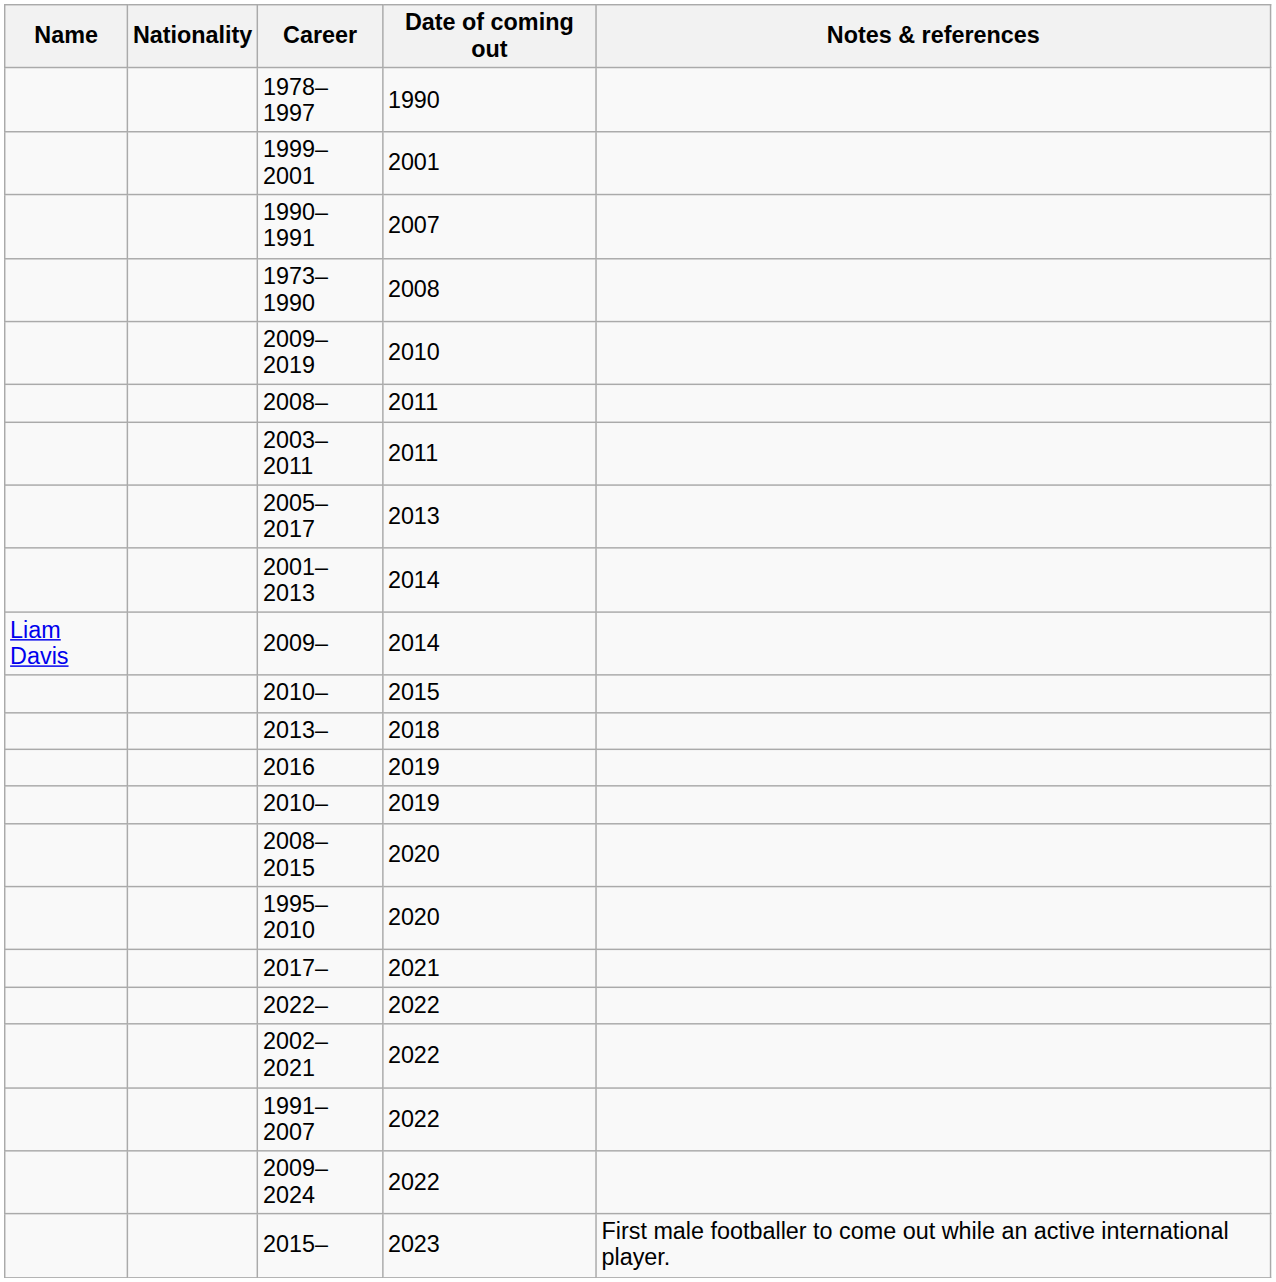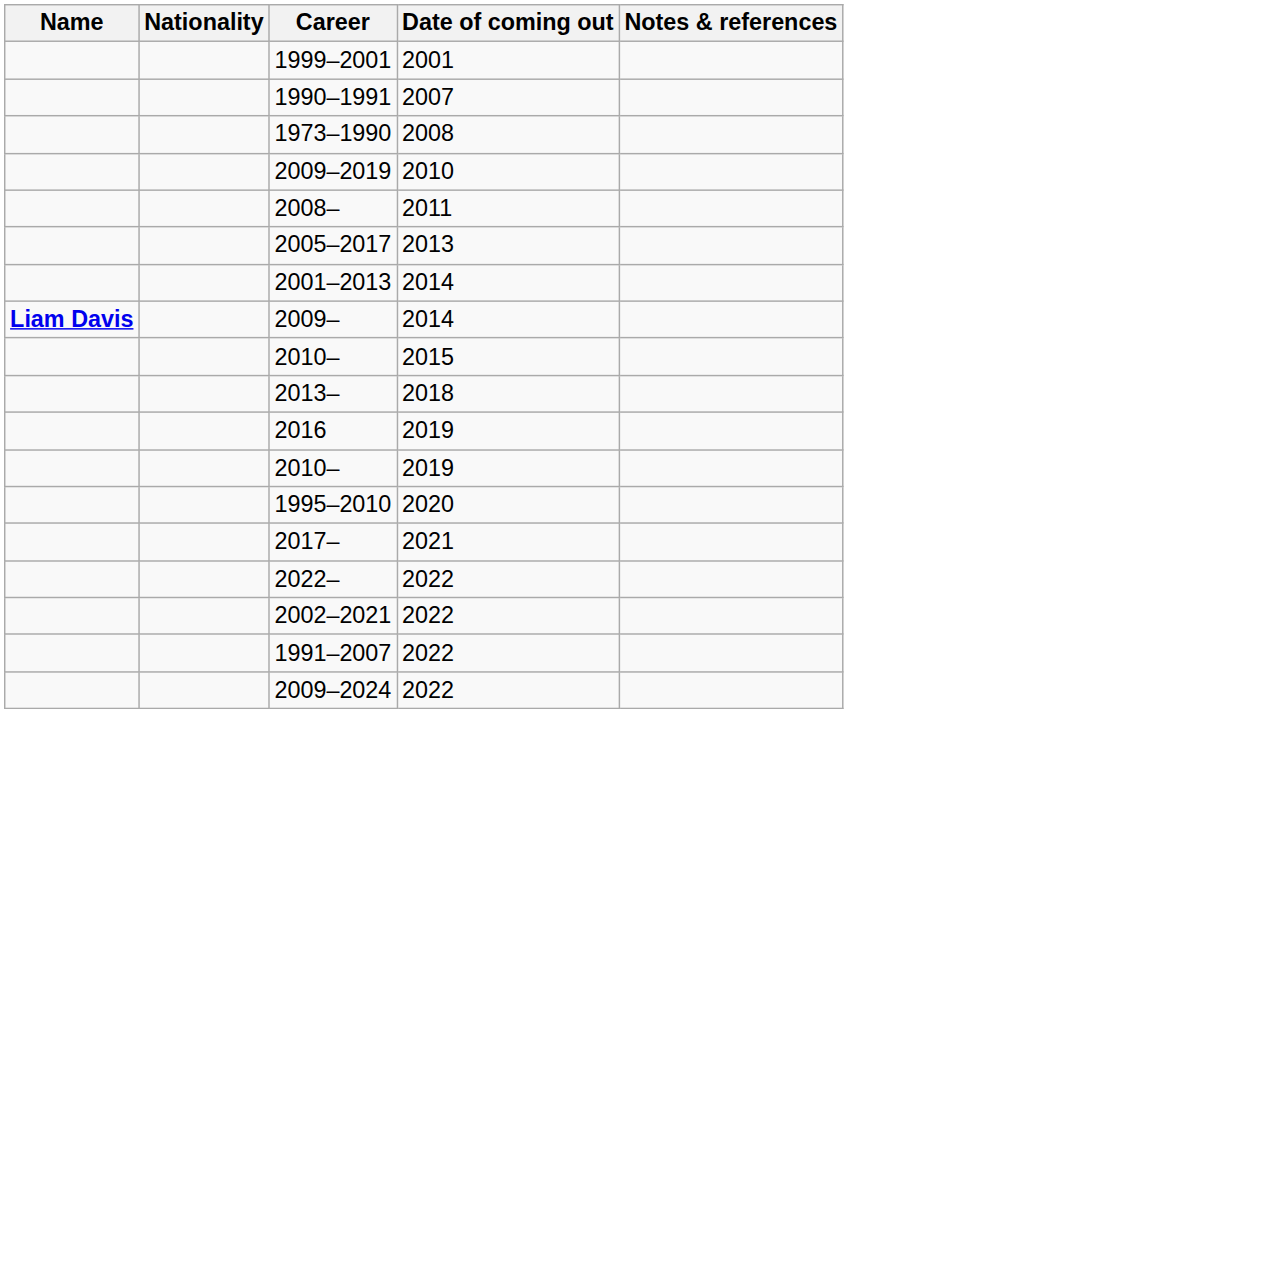- row: (296, 99)
- row: (296, 453)
(39, 643) normal -> (72, 319) bold
- row: (296, 854)
- row: (296, 1245)
